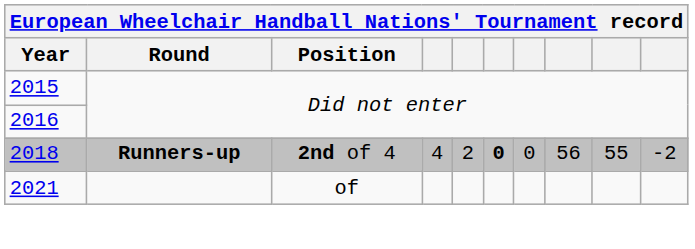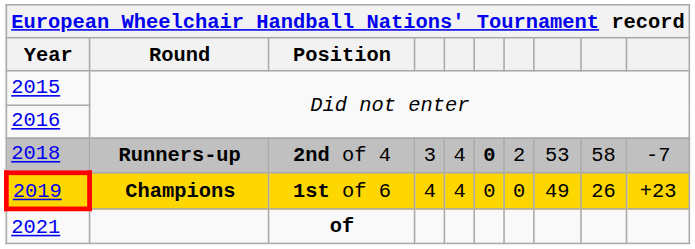(437, 154) 4 -> (430, 155) 3
(468, 154) 2 -> (460, 155) 4
(529, 154) 0 -> (519, 155) 2
(569, 154) 56 -> (557, 155) 53
(616, 154) 55 -> (604, 155) 58
(664, 154) -2 -> (658, 155) -7
+ row: (37, 191)
(347, 188) normal -> (342, 226) bold
